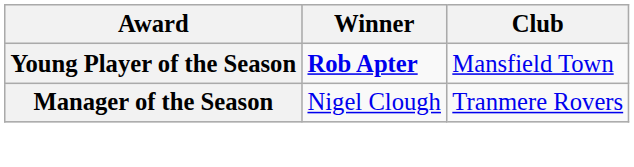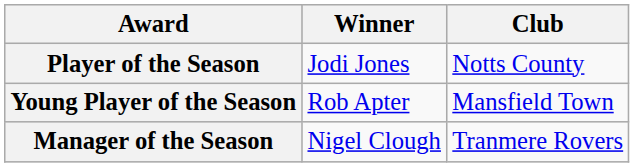+ row: (153, 63)
(363, 63) bold -> (358, 102) normal
